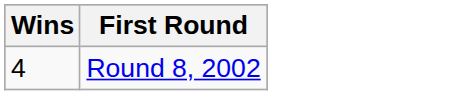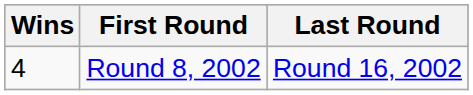+ column: (367, 25)
